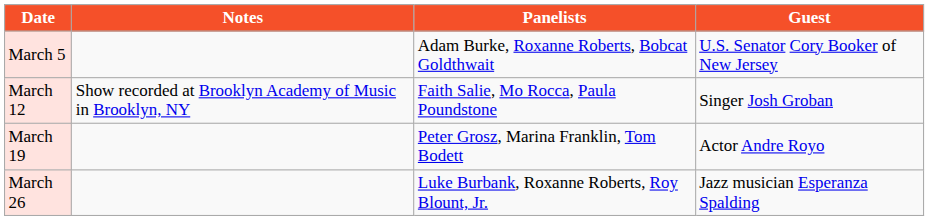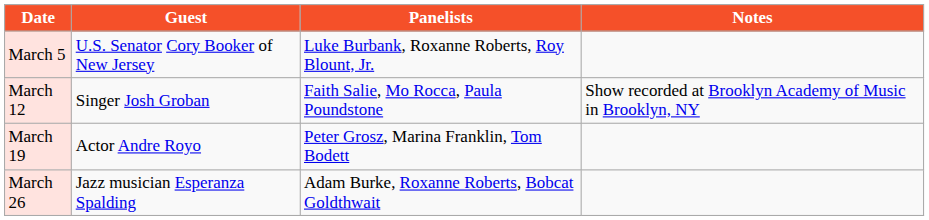columns swapped: (809, 17) <-> (243, 17)
(553, 54) Adam Burke, Roxanne Roberts, Bobcat Goldthwait -> (434, 54) Luke Burbank, Roxanne Roberts, Roy Blount, Jr.
(548, 192) Luke Burbank, Roxanne Roberts, Roy Blount, Jr. -> (439, 192) Adam Burke, Roxanne Roberts, Bobcat Goldthwait
